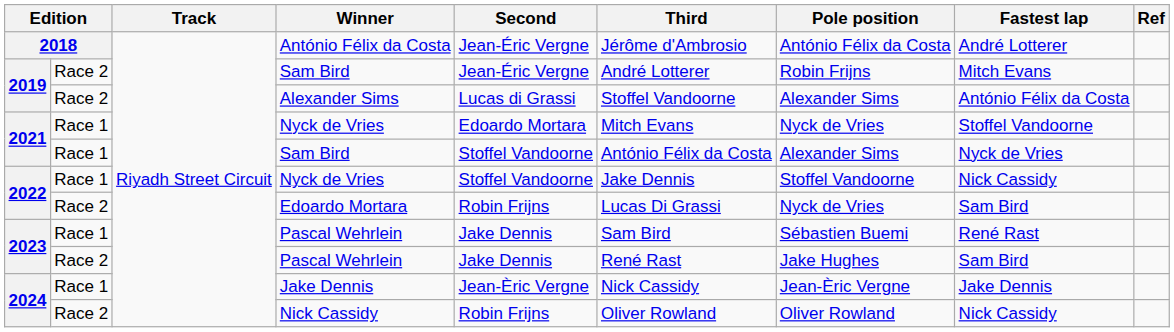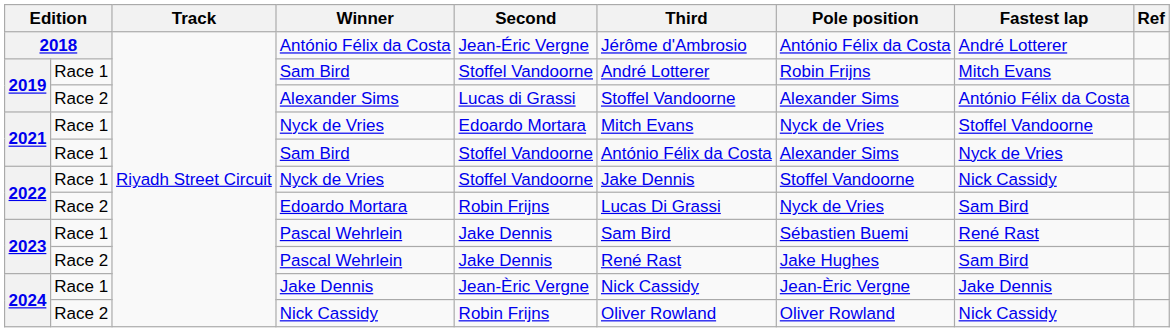(81, 72) Race 2 -> (81, 72) Race 1
(524, 72) Jean-Éric Vergne -> (526, 72) Stoffel Vandoorne
